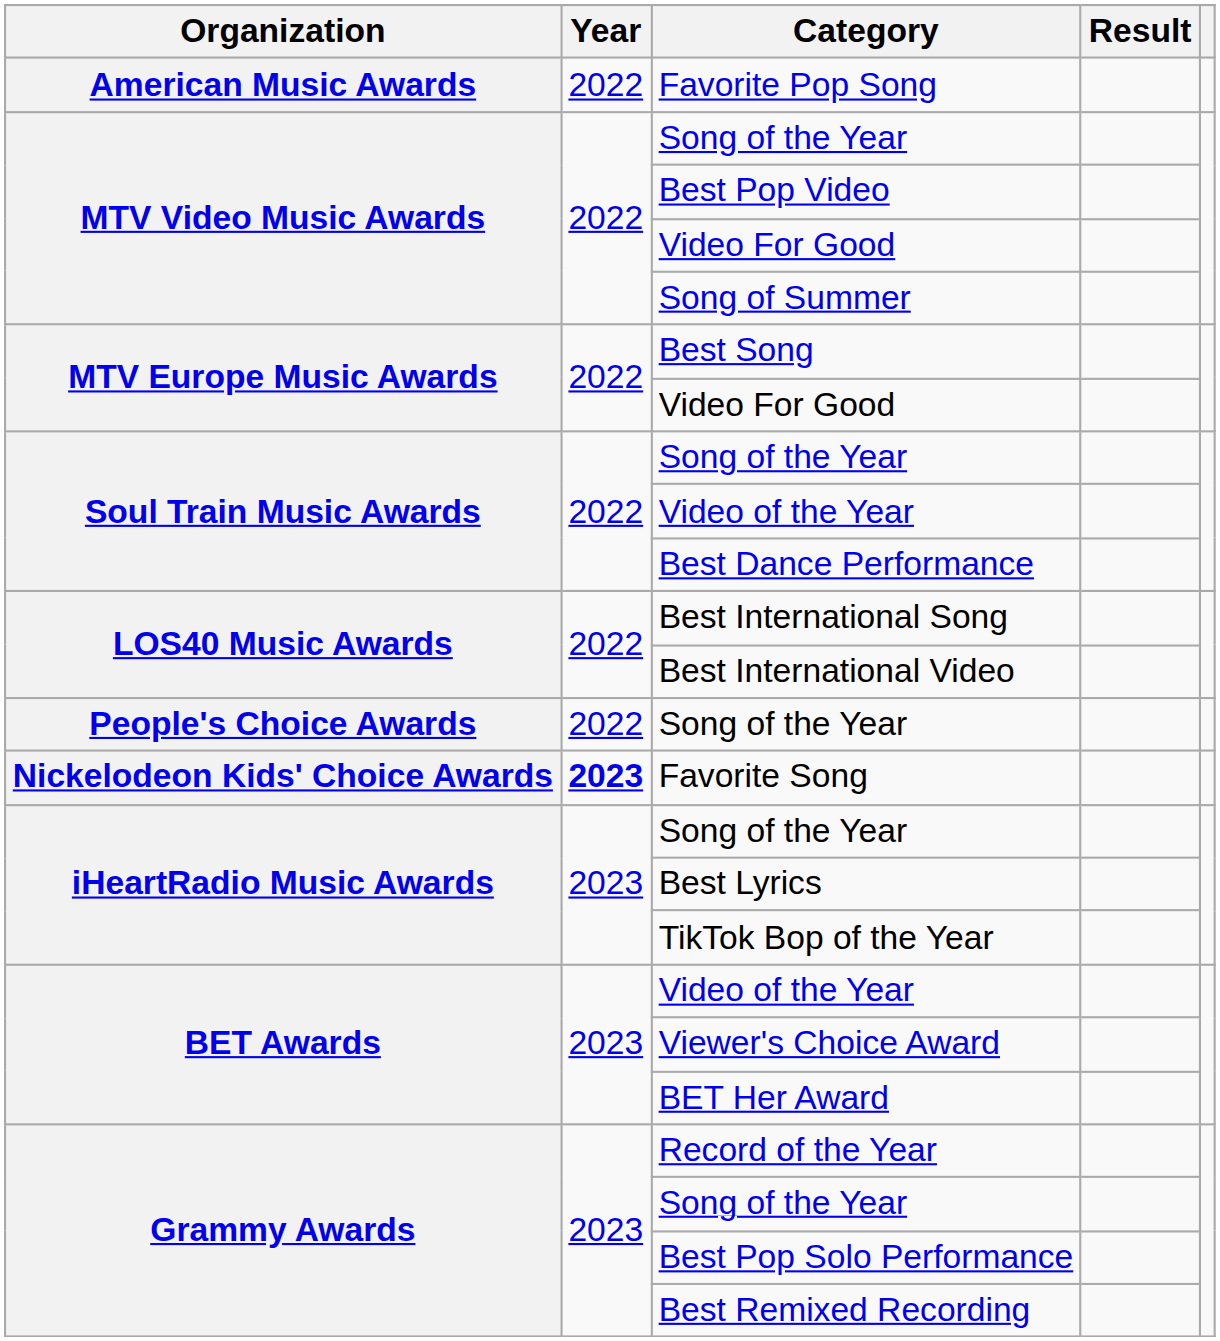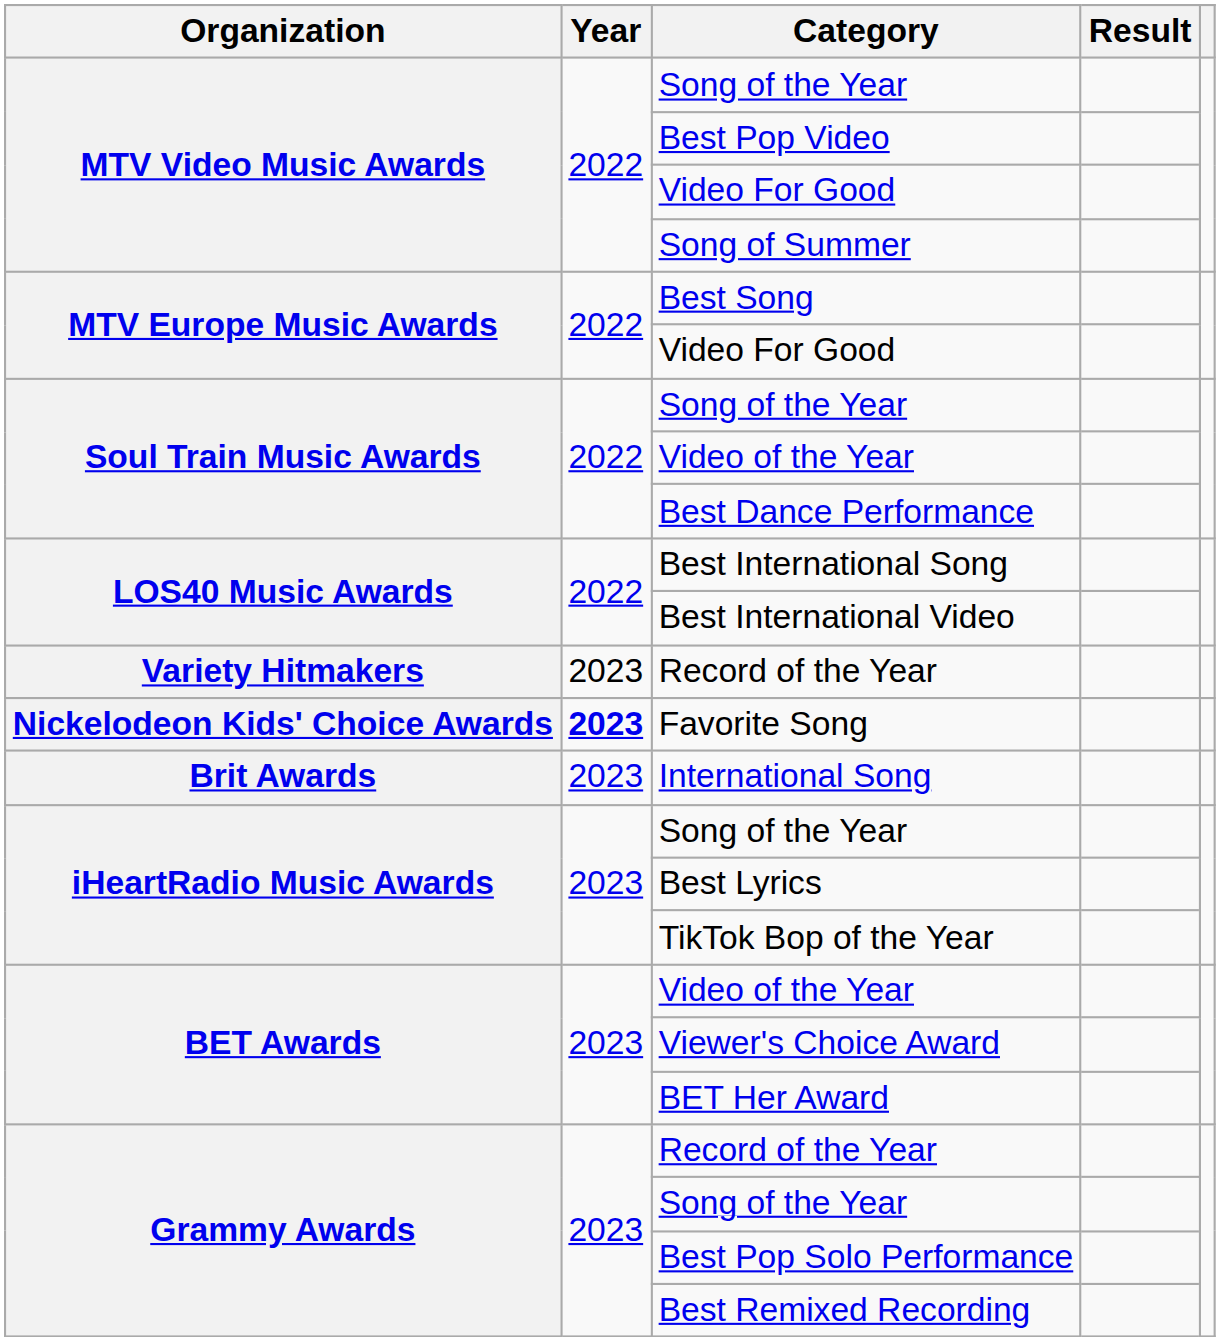- row: (283, 84)
- row: (283, 723)
+ row: (283, 670)
+ row: (283, 777)
